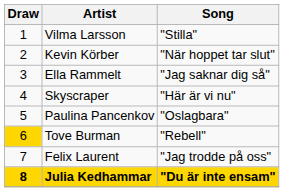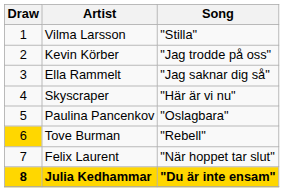(217, 55) "När hoppet tar slut" -> (216, 55) "Jag trodde på oss"
(216, 156) "Jag trodde på oss" -> (217, 156) "När hoppet tar slut"
